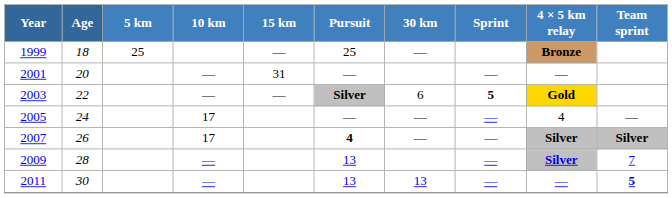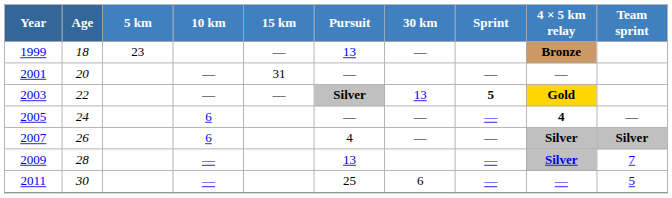(138, 52) 25 -> (138, 52) 23
(350, 52) 25 -> (350, 52) 13
(420, 95) 6 -> (420, 95) 13
(208, 117) 17 -> (208, 117) 6
(561, 117) normal -> (561, 117) bold
(208, 138) 17 -> (208, 138) 6
(350, 138) bold -> (350, 138) normal
(350, 181) 13 -> (350, 181) 25
(420, 181) 13 -> (420, 181) 6
(632, 181) bold -> (632, 181) normal
